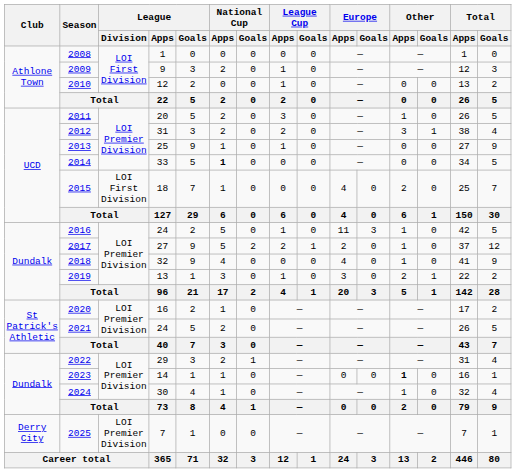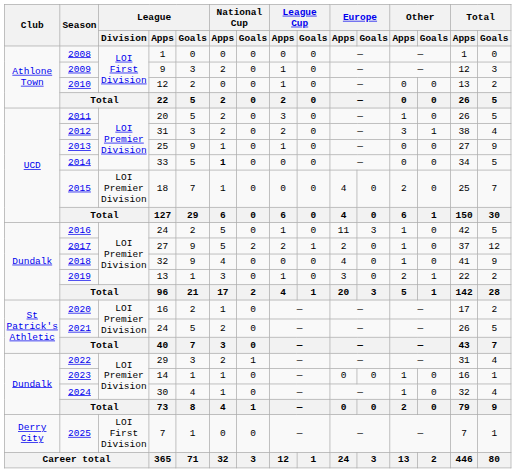(124, 189) LOI First Division -> (124, 189) LOI Premier Division
(404, 376) bold -> (404, 376) normal
(124, 434) LOI Premier Division -> (124, 434) LOI First Division
